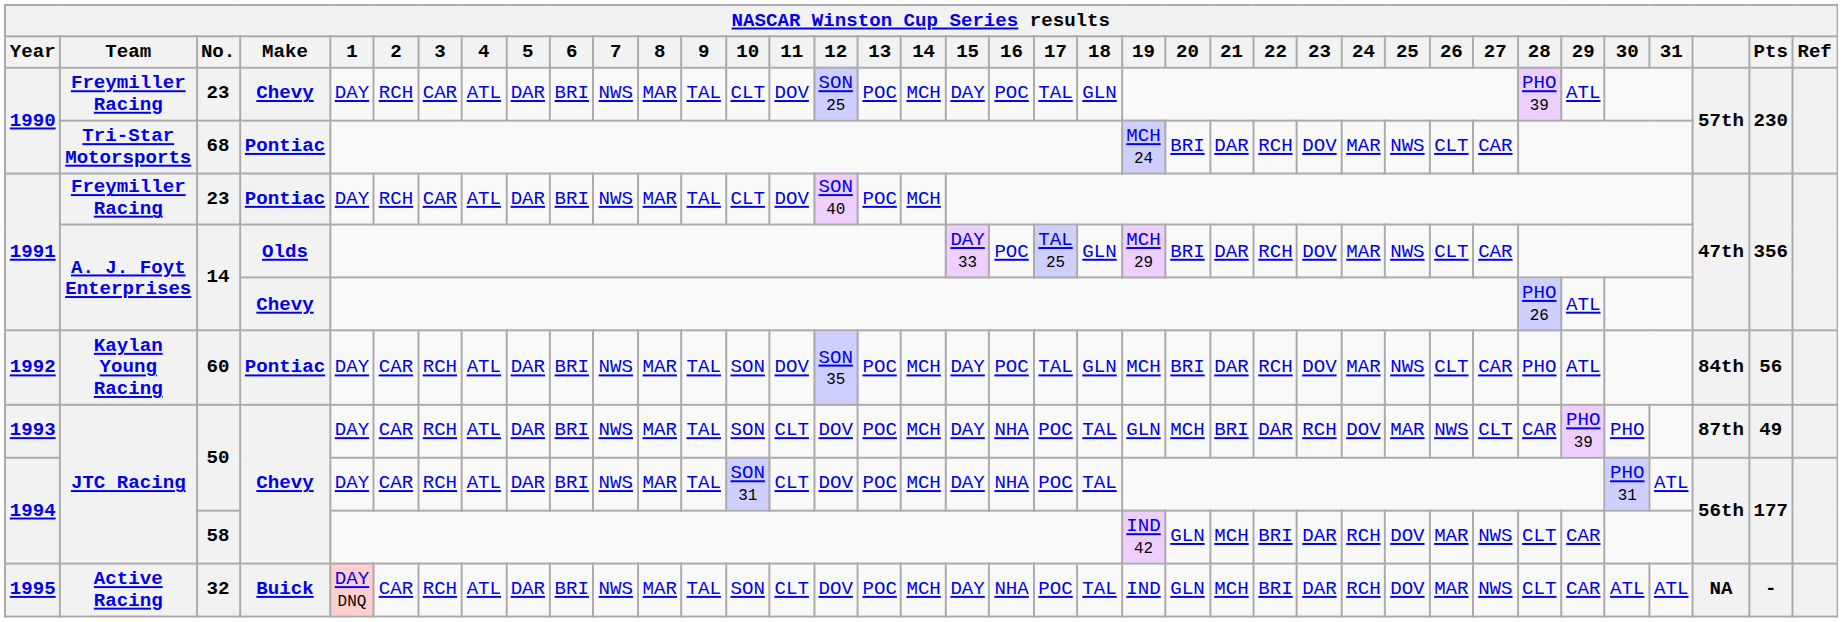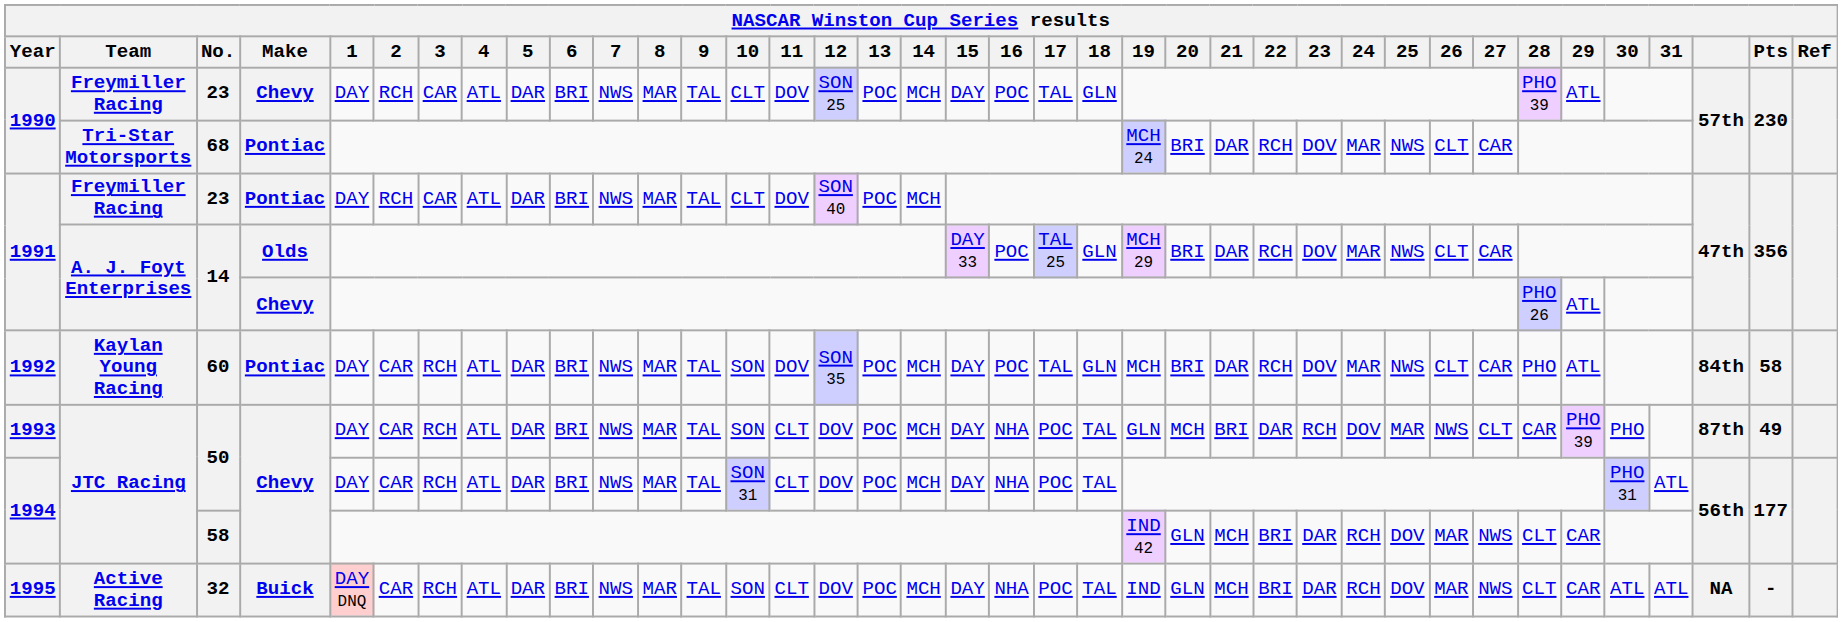(1771, 367) 56 -> (1771, 367) 58
